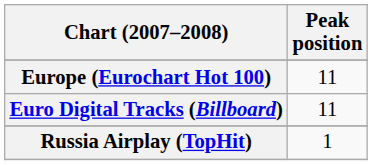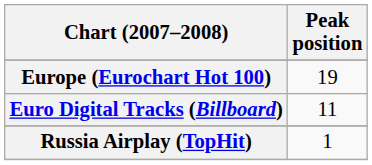(327, 76) 11 -> (327, 76) 19
